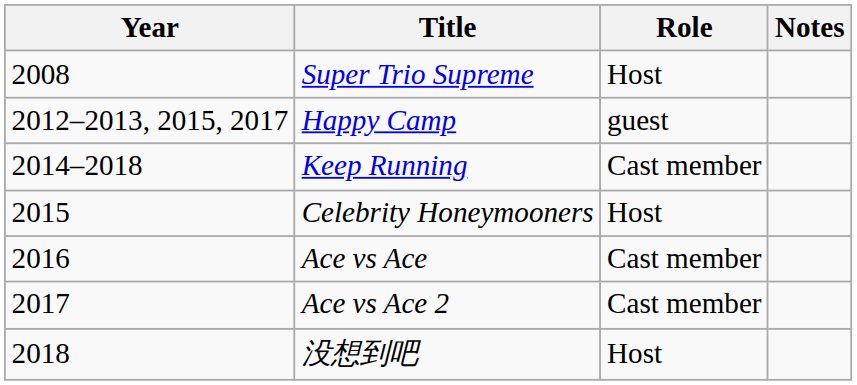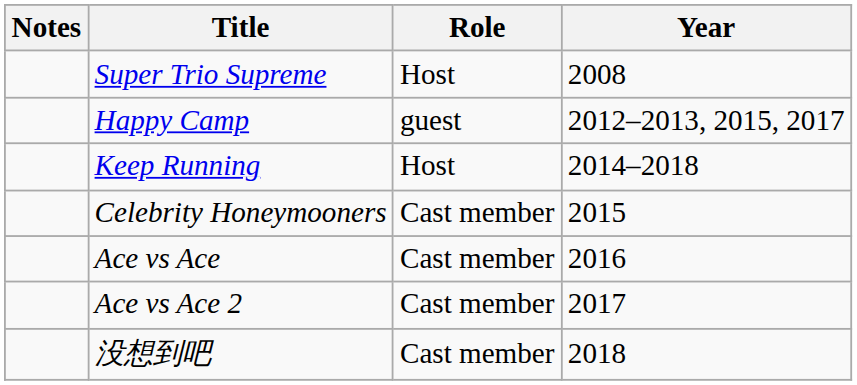columns swapped: (150, 27) <-> (810, 27)
(684, 166) Cast member -> (427, 166) Host
(635, 212) Host -> (477, 212) Cast member
(635, 353) Host -> (477, 353) Cast member
